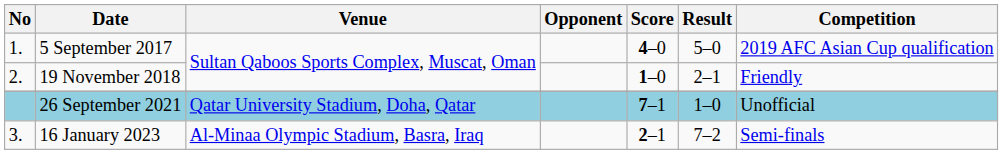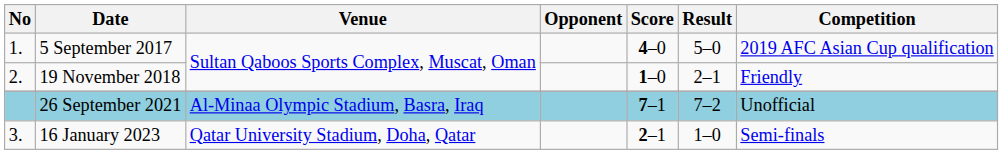(333, 105) Qatar University Stadium, Doha, Qatar -> (337, 105) Al-Minaa Olympic Stadium, Basra, Iraq
(707, 105) 1–0 -> (707, 105) 7–2
(337, 134) Al-Minaa Olympic Stadium, Basra, Iraq -> (333, 134) Qatar University Stadium, Doha, Qatar
(707, 134) 7–2 -> (707, 134) 1–0
